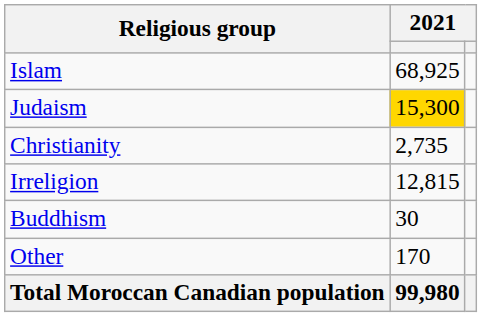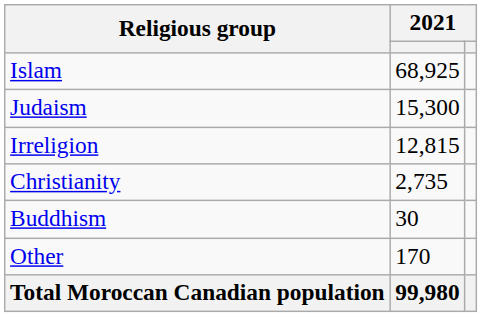(427, 107) gold background -> (427, 107) no background
rows swapped: (54, 181) <-> (65, 144)
